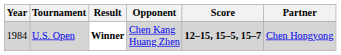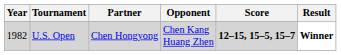columns swapped: (300, 13) <-> (108, 13)
(17, 36) 1984 -> (17, 36) 1982
